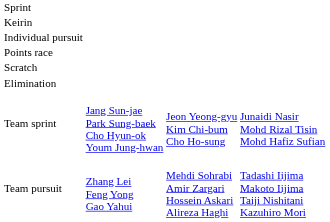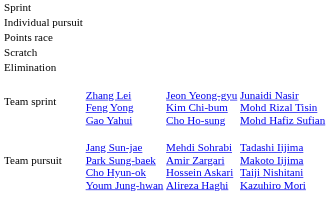- row: (18, 22)
(124, 129) Jang Sun-jae Park Sung-baek Cho Hyun-ok Youm Jung-hwan -> (110, 108) Zhang Lei Feng Yong Gao Yahui
(110, 194) Zhang Lei Feng Yong Gao Yahui -> (124, 166) Jang Sun-jae Park Sung-baek Cho Hyun-ok Youm Jung-hwan
